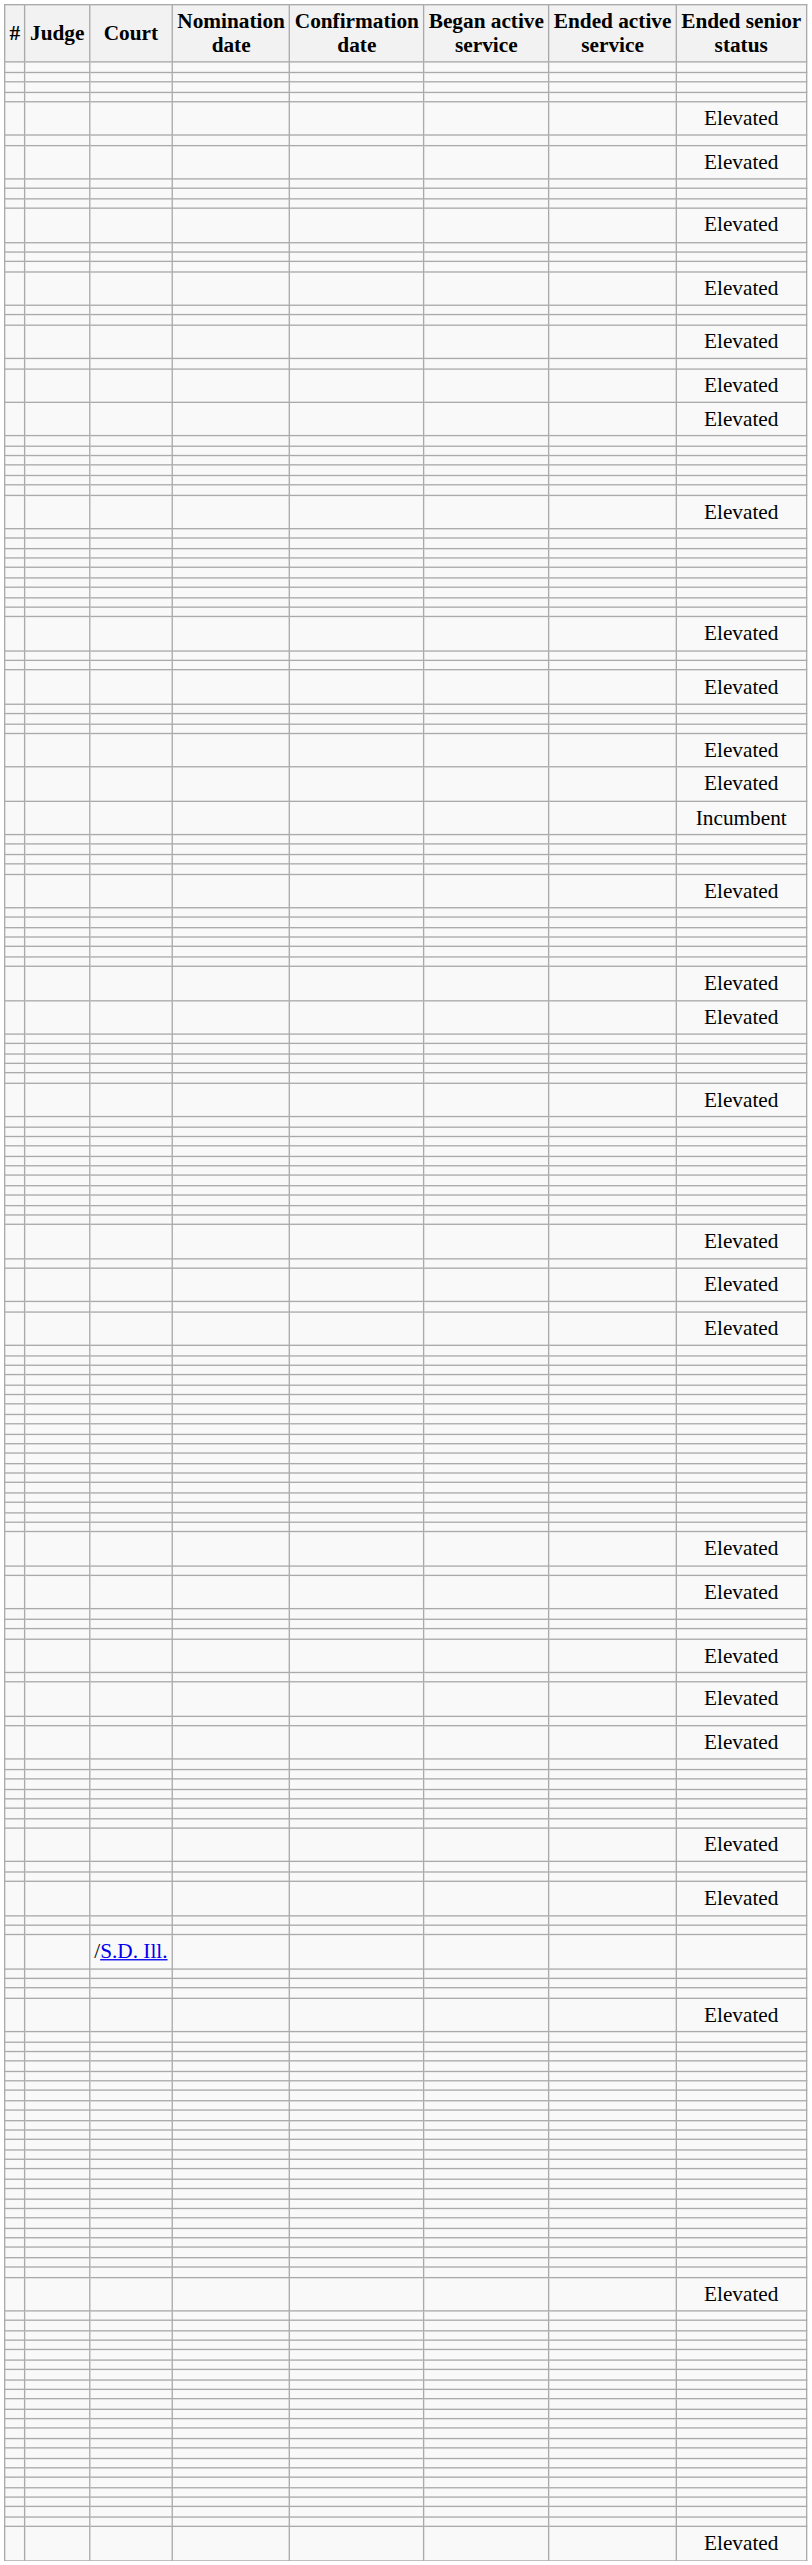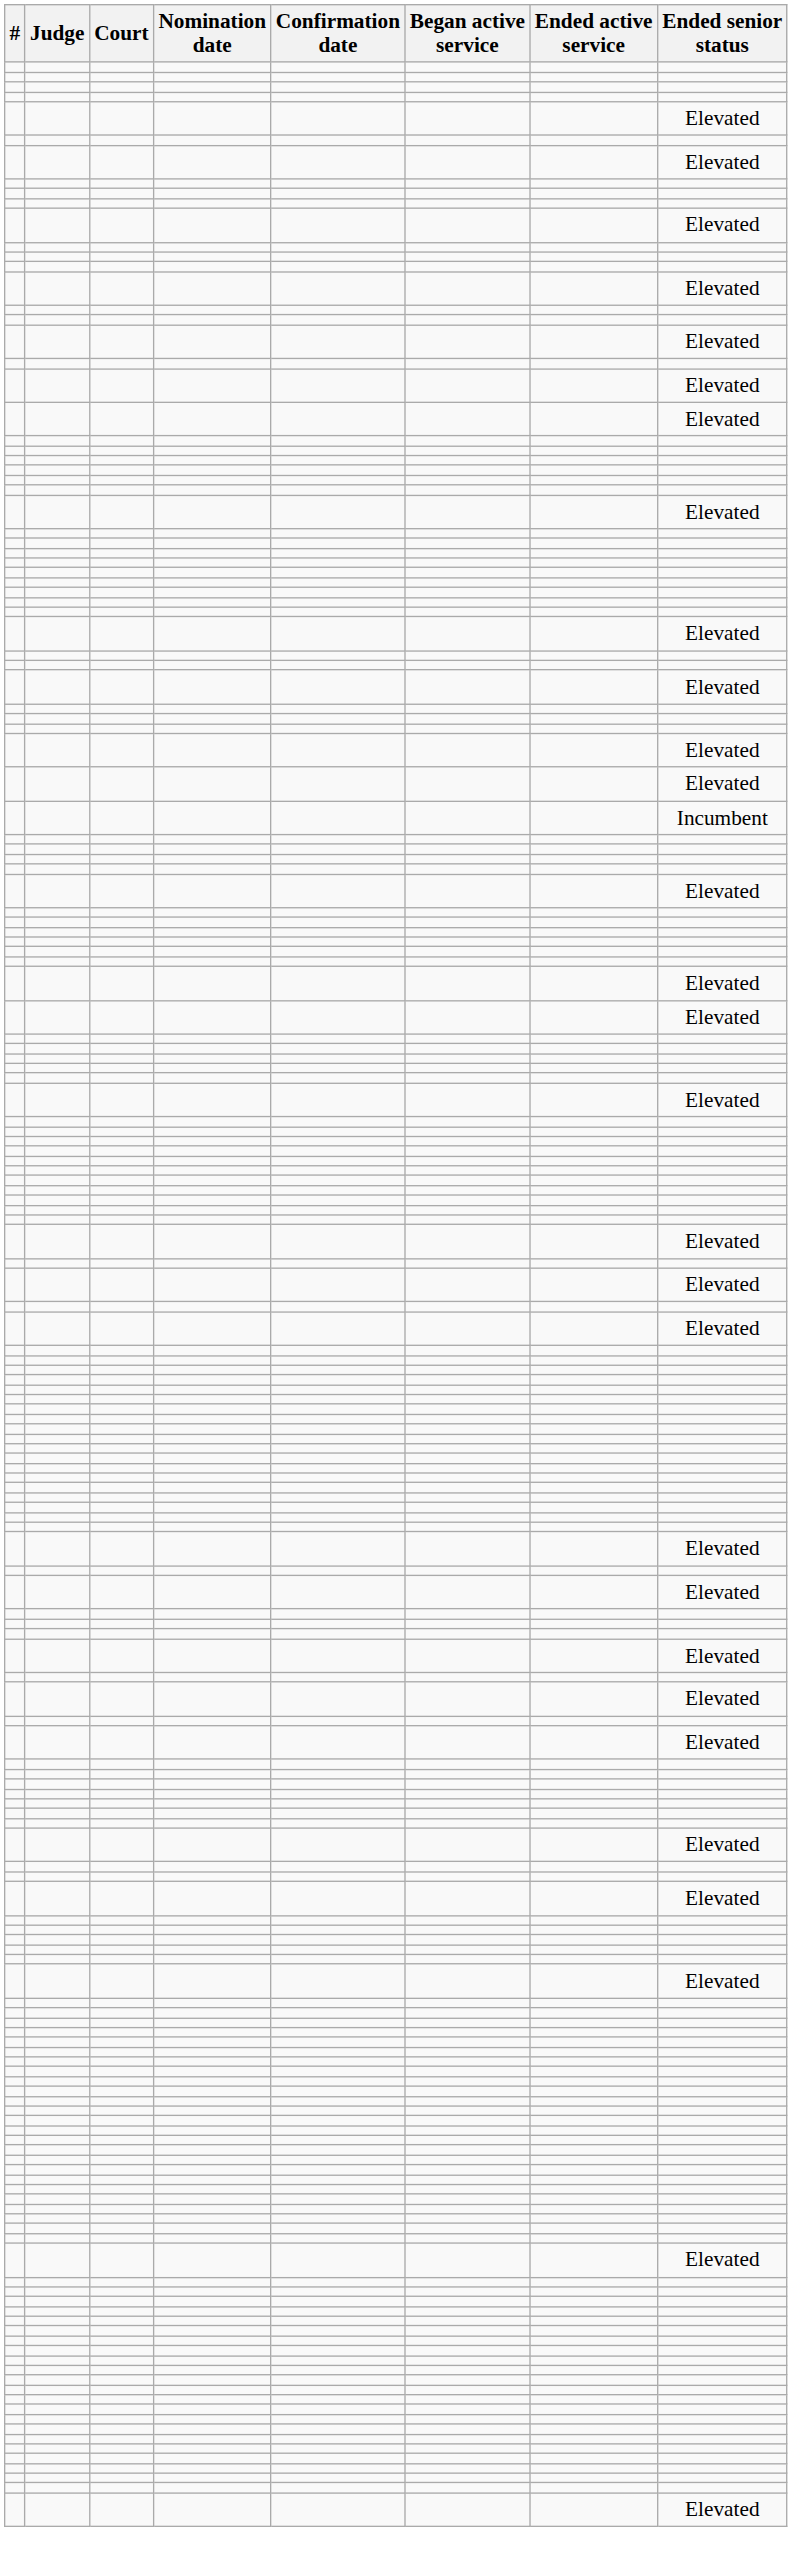- row: (15, 1952)
